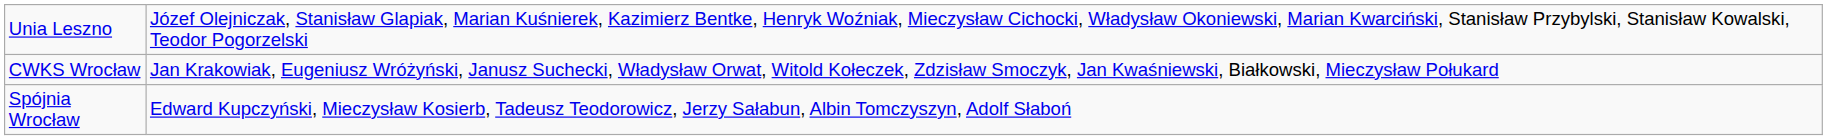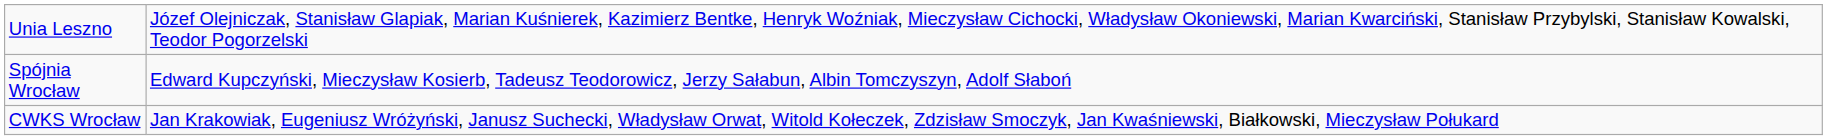rows swapped: (75, 69) <-> (44, 109)
